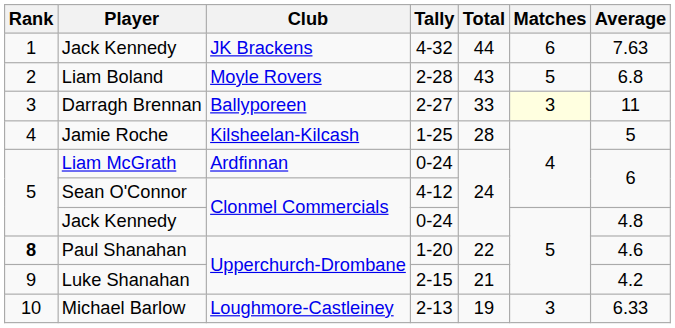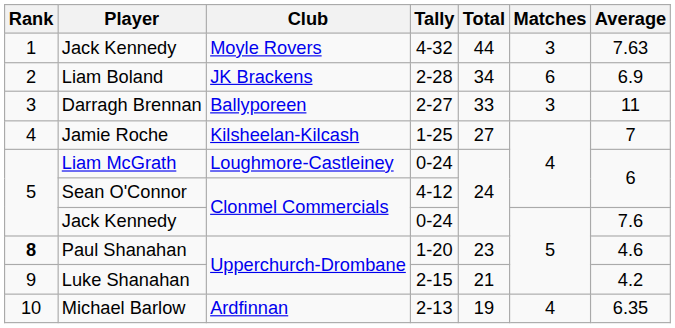(261, 47) JK Brackens -> (266, 47) Moyle Rovers
(550, 47) 6 -> (550, 47) 3
(266, 76) Moyle Rovers -> (261, 76) JK Brackens
(484, 76) 43 -> (484, 76) 34
(550, 76) 5 -> (550, 76) 6
(631, 76) 6.8 -> (631, 76) 6.9
(550, 105) lightyellow background -> (550, 105) no background
(484, 134) 28 -> (484, 134) 27
(631, 134) 5 -> (631, 134) 7
(249, 163) Ardfinnan -> (302, 163) Loughmore-Castleiney
(631, 221) 4.8 -> (631, 221) 7.6
(484, 250) 22 -> (484, 250) 23
(302, 308) Loughmore-Castleiney -> (249, 308) Ardfinnan
(550, 308) 3 -> (550, 308) 4
(631, 308) 6.33 -> (631, 308) 6.35
